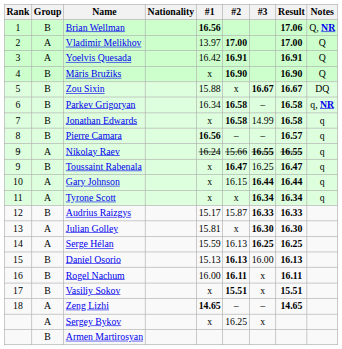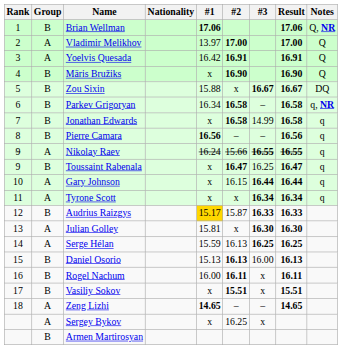(210, 27) 16.56 -> (210, 27) 17.06
(291, 136) 16.57 -> (291, 136) 16.56
(210, 213) no background -> (210, 213) gold background
